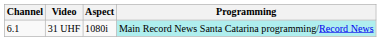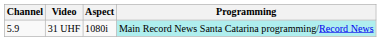(13, 28) 6.1 -> (13, 28) 5.9
